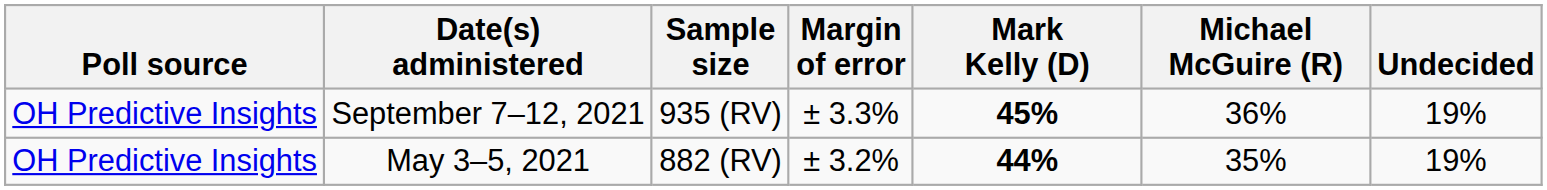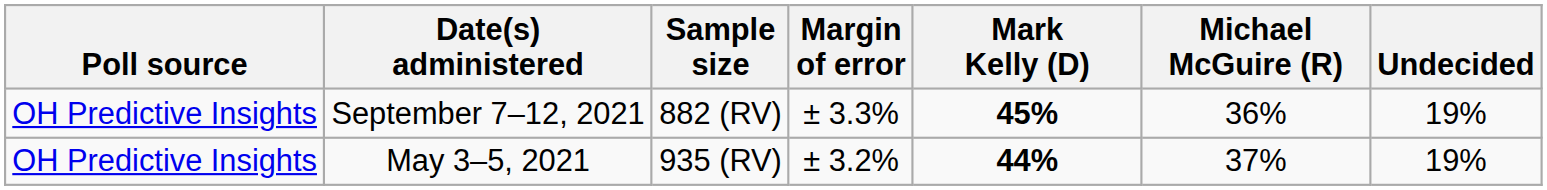(721, 113) 935 (RV) -> (721, 113) 882 (RV)
(721, 161) 882 (RV) -> (721, 161) 935 (RV)
(1256, 161) 35% -> (1256, 161) 37%
